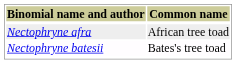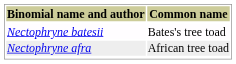rows swapped: (49, 31) <-> (55, 48)
